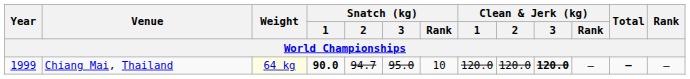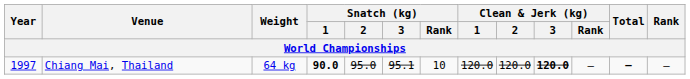(23, 65) 1999 -> (23, 65) 1997
(279, 65) lightyellow background -> (279, 65) no background
(363, 65) 94.7 -> (363, 65) 95.0
(401, 65) 95.0 -> (401, 65) 95.1
